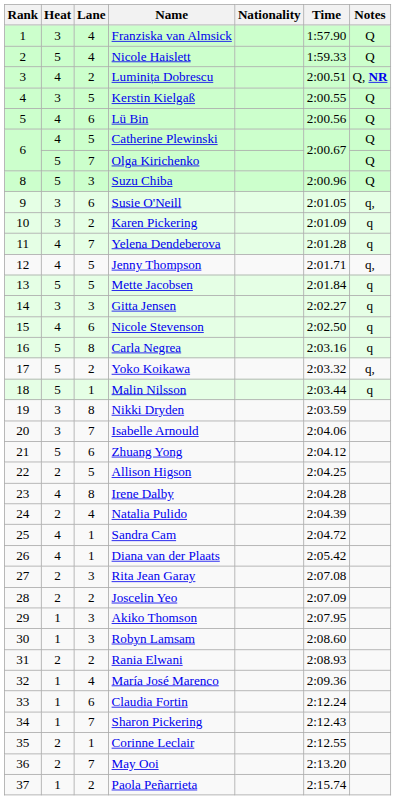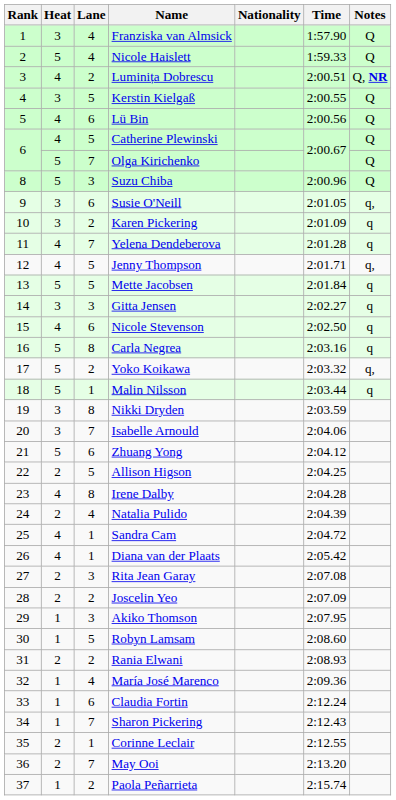(91, 639) 3 -> (91, 639) 5
